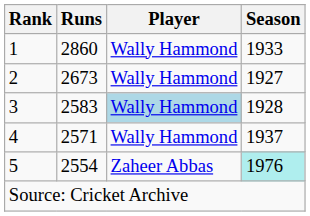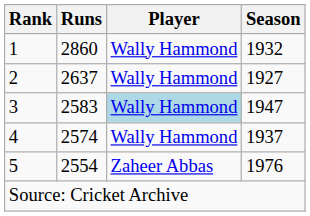(265, 48) 1933 -> (265, 48) 1932
(79, 78) 2673 -> (79, 78) 2637
(265, 107) 1928 -> (265, 107) 1947
(79, 136) 2571 -> (79, 136) 2574
(265, 166) paleturquoise background -> (265, 166) no background
